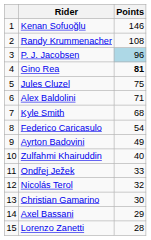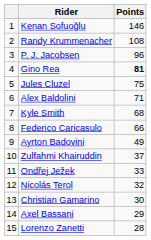(139, 55) lightblue background -> (139, 55) no background
(139, 127) 54 -> (139, 127) 66
(139, 156) 40 -> (139, 156) 37
